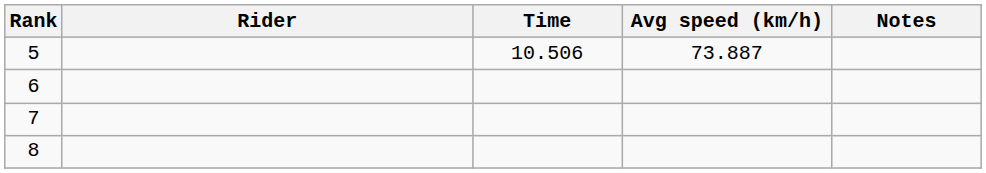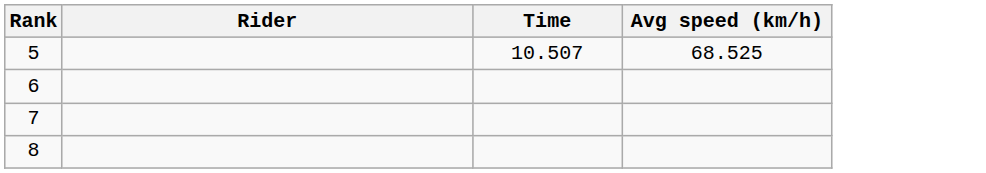- column: (907, 21)
(547, 54) 10.506 -> (547, 54) 10.507
(727, 54) 73.887 -> (727, 54) 68.525
